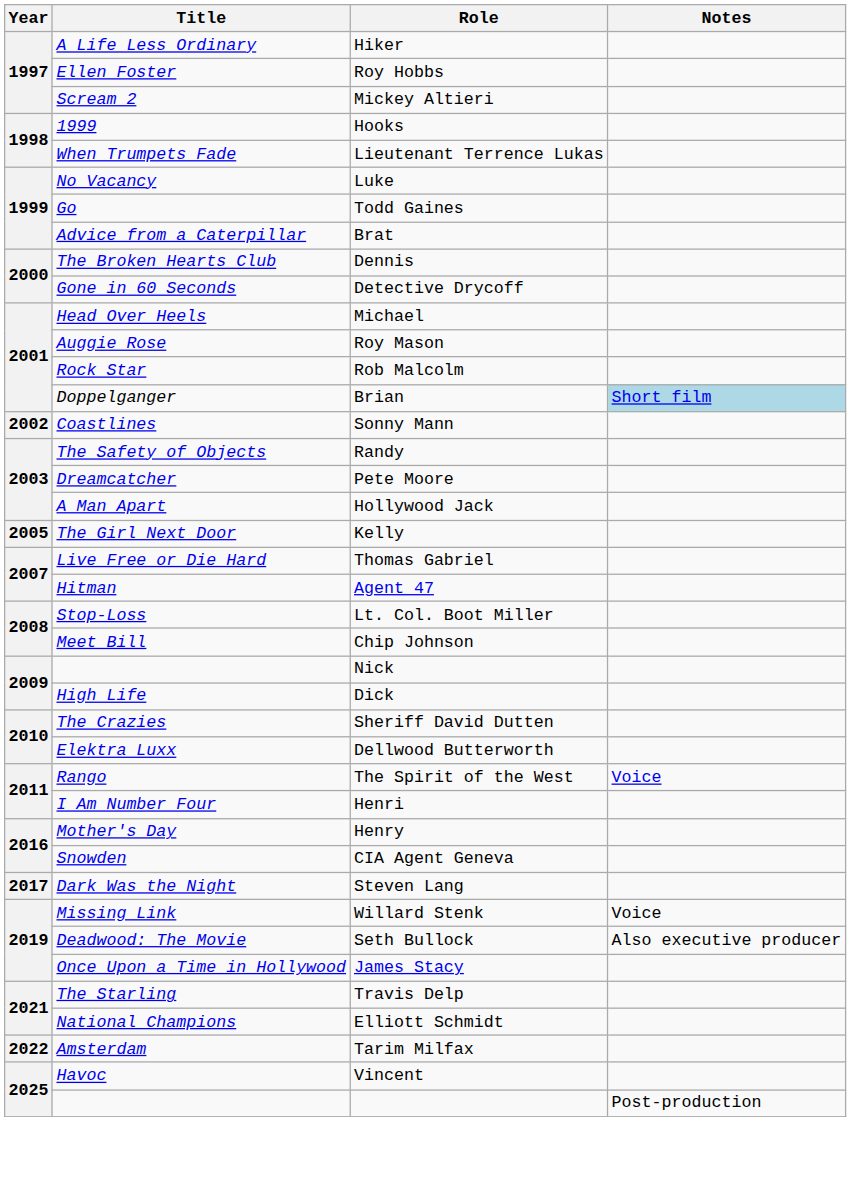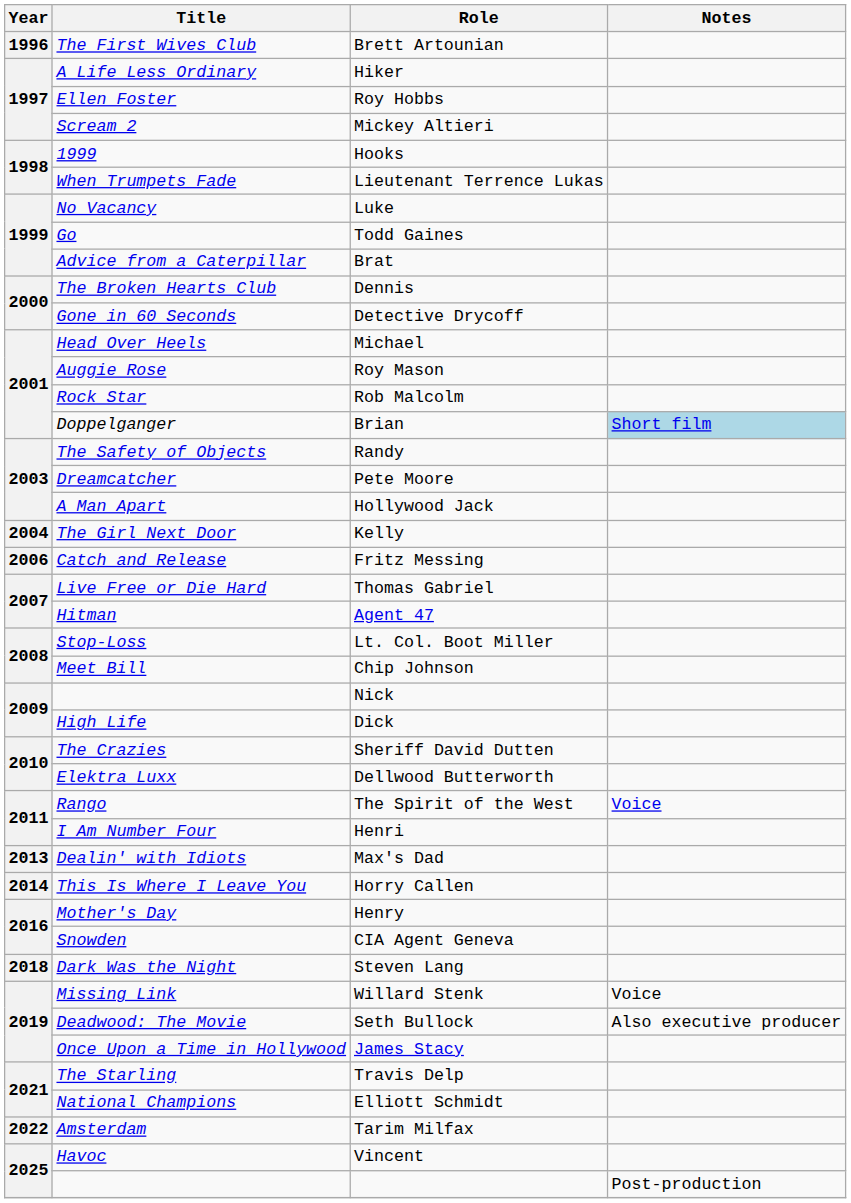+ row: (156, 45)
- row: (106, 425)
(29, 533) 2005 -> (29, 533) 2004
+ row: (141, 561)
+ row: (151, 859)
+ row: (181, 886)
(29, 886) 2017 -> (29, 967) 2018
